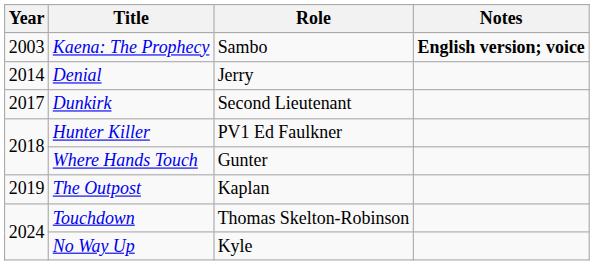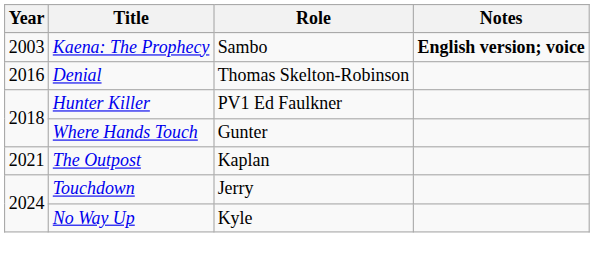(27, 75) 2014 -> (27, 75) 2016
(236, 75) Jerry -> (313, 75) Thomas Skelton-Robinson
- row: (82, 103)
(27, 189) 2019 -> (27, 160) 2021
(313, 217) Thomas Skelton-Robinson -> (236, 189) Jerry
